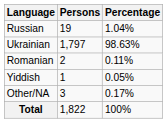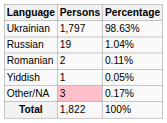rows swapped: (28, 45) <-> (25, 28)
(63, 93) no background -> (63, 93) pink background
